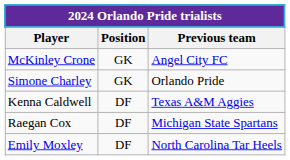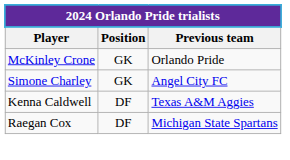(189, 59) Angel City FC -> (188, 59) Orlando Pride
(188, 80) Orlando Pride -> (189, 80) Angel City FC
- row: (45, 144)
